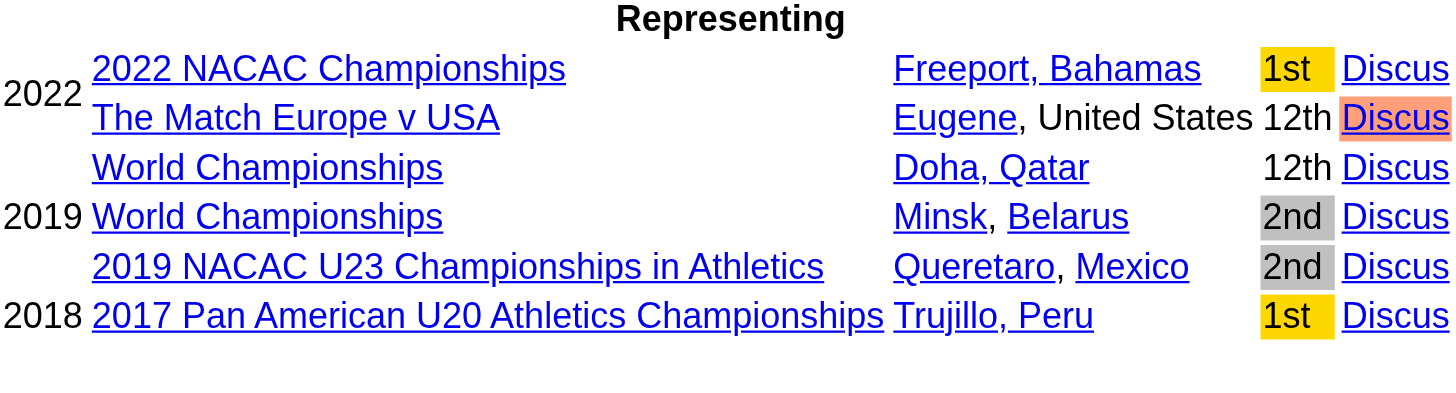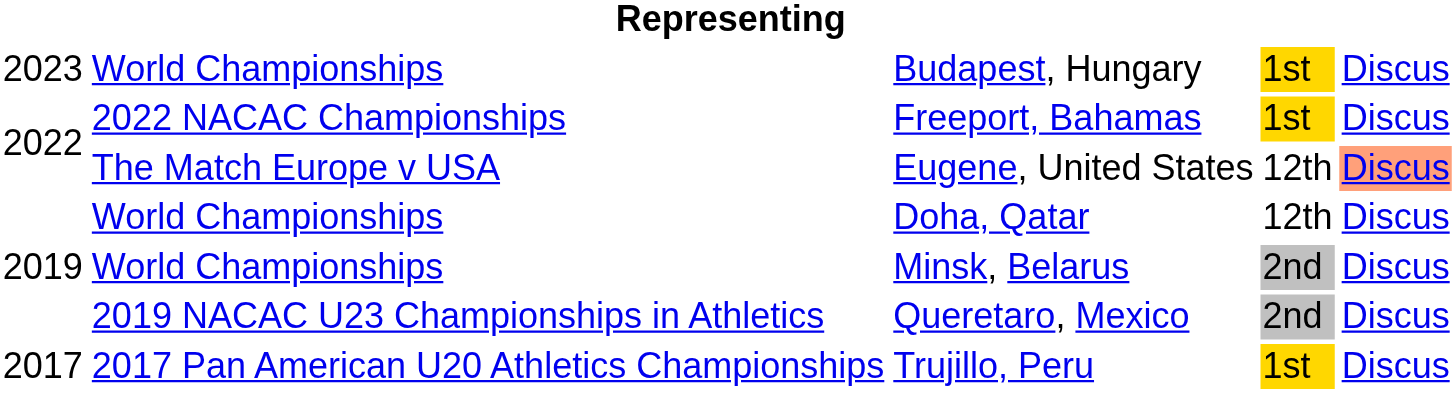+ row: (1047, 68)
(43, 316) 2018 -> (43, 365) 2017
